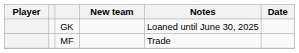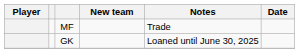rows swapped: (67, 27) <-> (67, 41)
